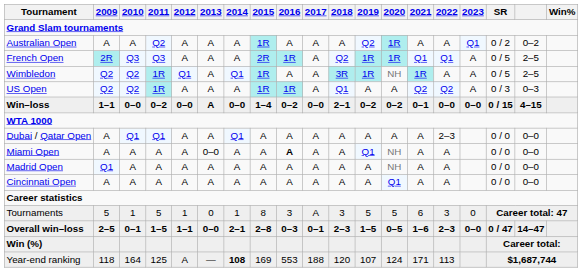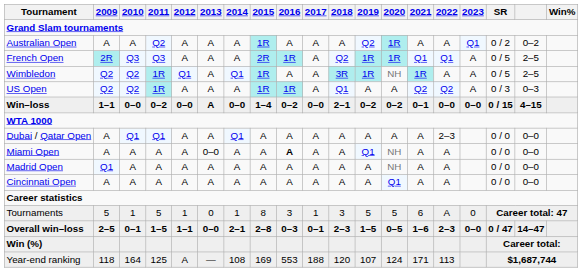(316, 213) A -> (316, 213) 1
(447, 213) 3 -> (447, 213) A
(237, 259) bold -> (237, 259) normal
